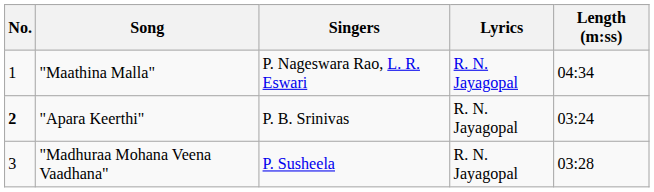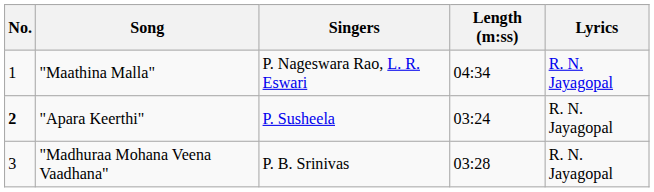columns swapped: (502, 27) <-> (601, 27)
(306, 118) P. B. Srinivas -> (299, 118) P. Susheela
(299, 164) P. Susheela -> (306, 164) P. B. Srinivas
